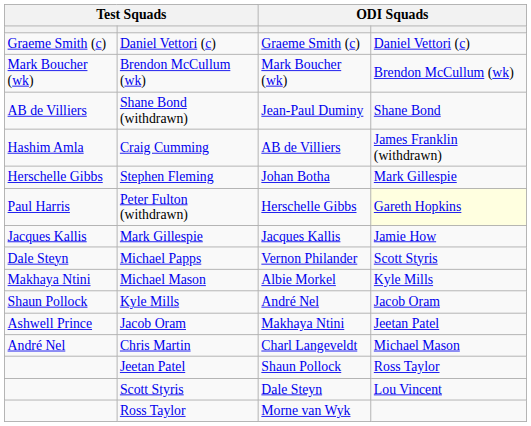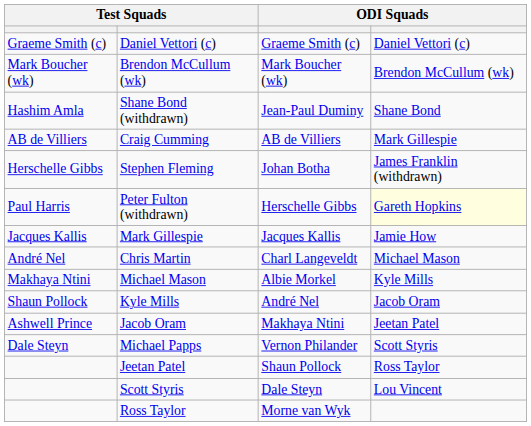(47, 110) AB de Villiers -> (46, 110) Hashim Amla
(46, 147) Hashim Amla -> (47, 140) AB de Villiers
(416, 147) James Franklin (withdrawn) -> (415, 140) Mark Gillespie
(415, 177) Mark Gillespie -> (416, 169) James Franklin (withdrawn)
rows swapped: (155, 345) <-> (161, 258)
